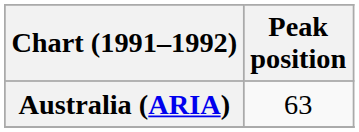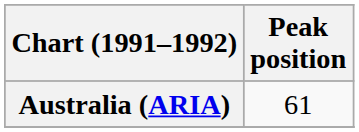(298, 103) 63 -> (298, 103) 61
